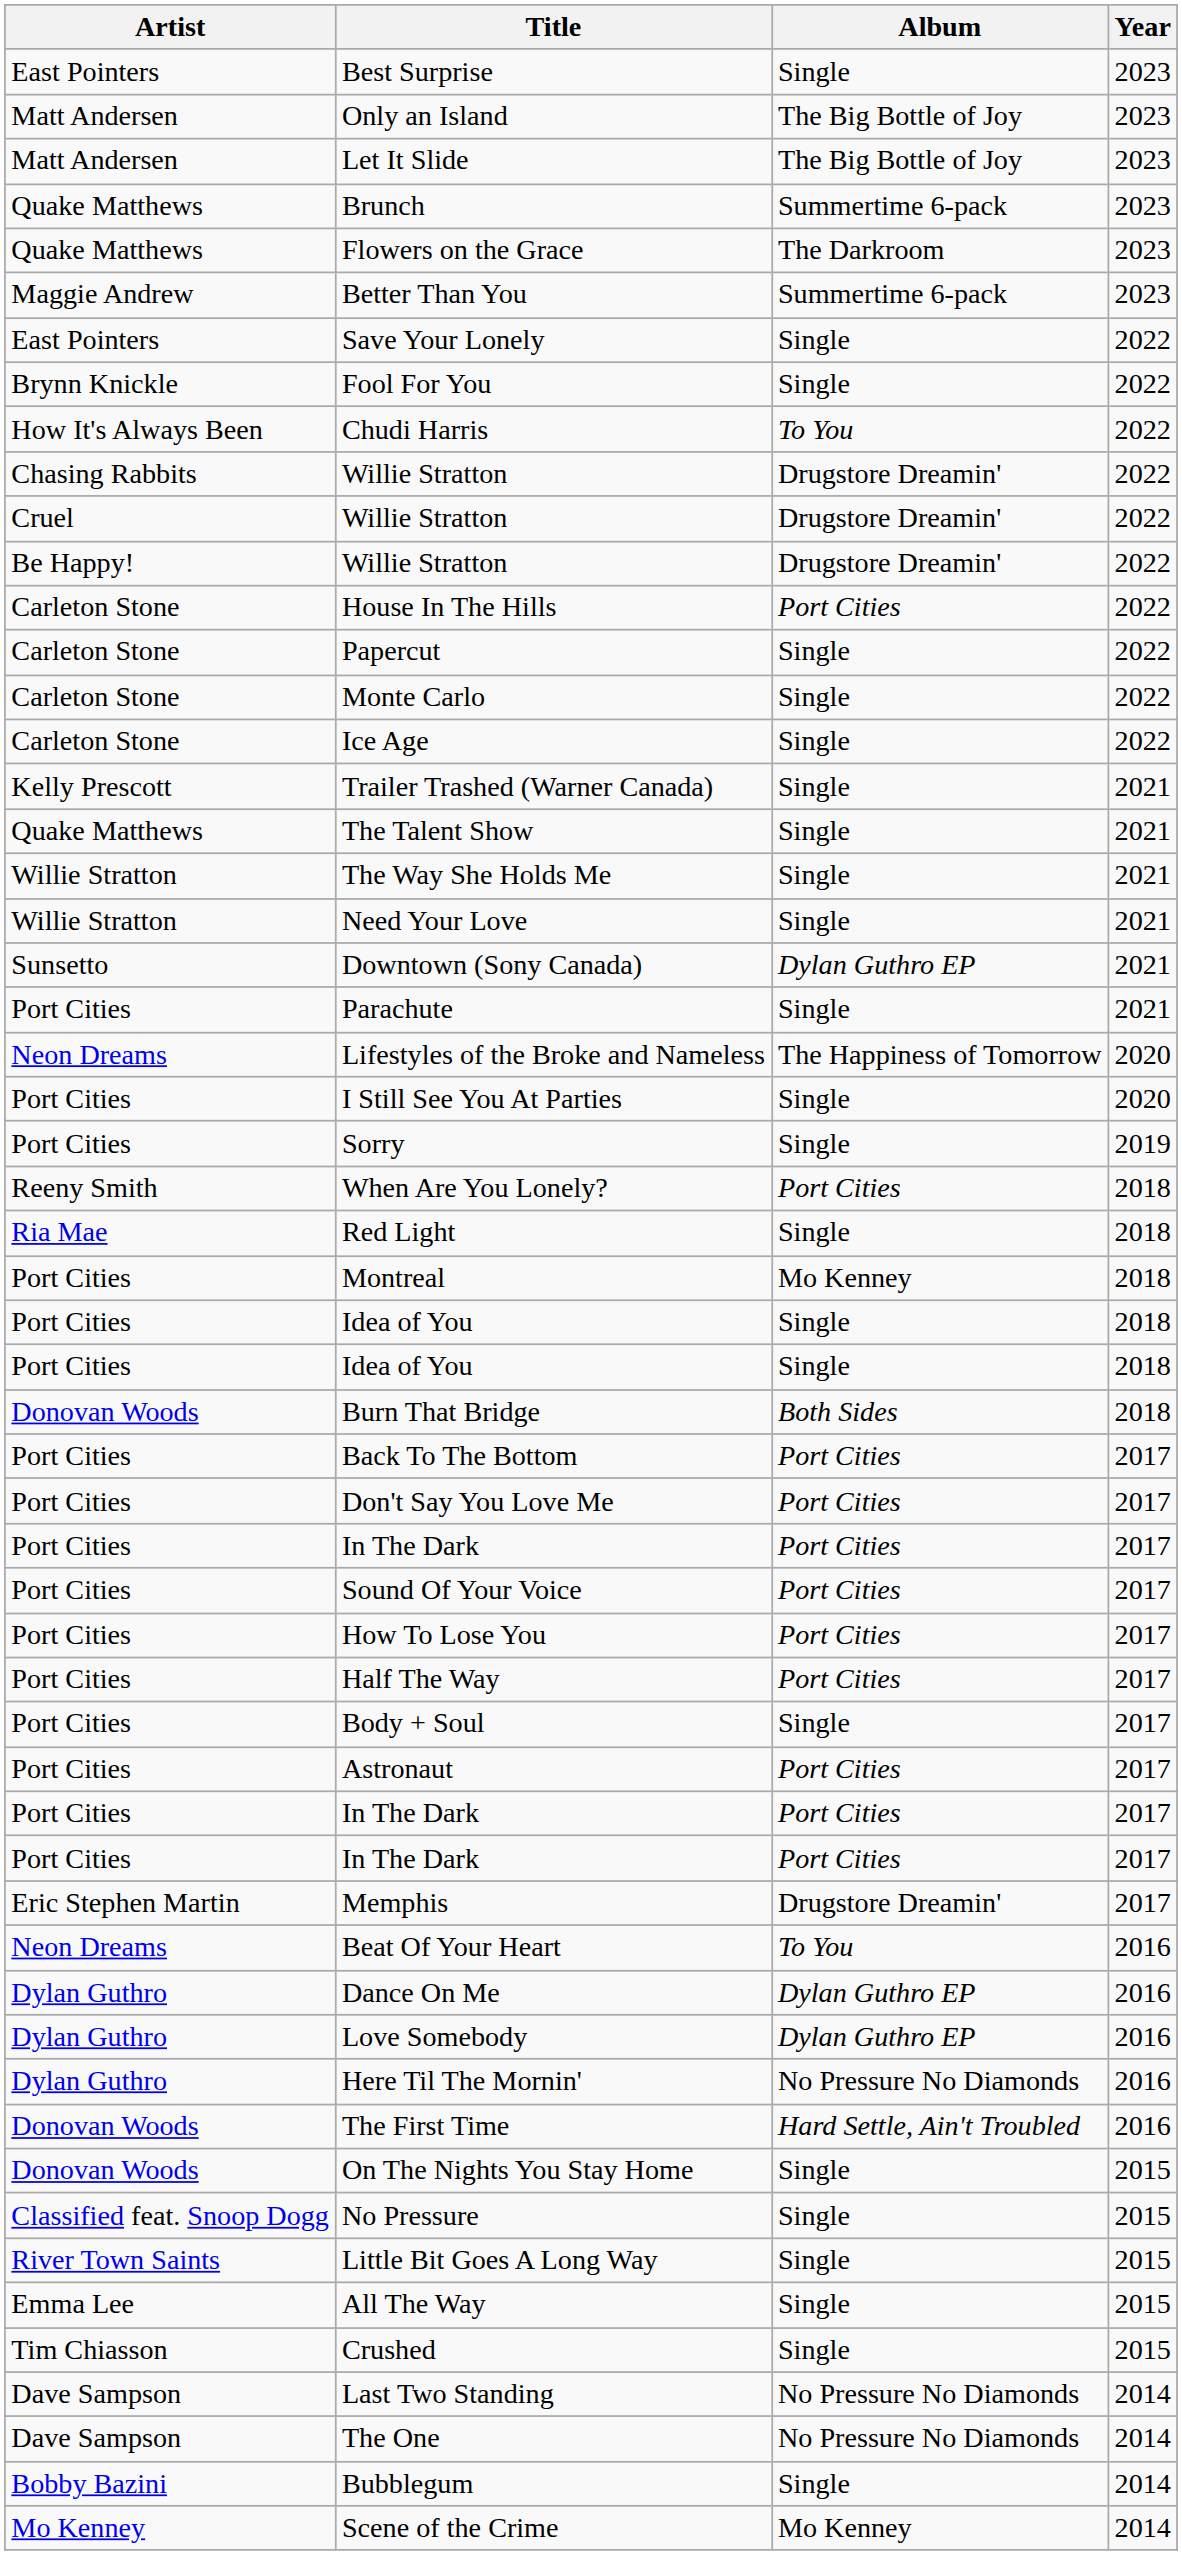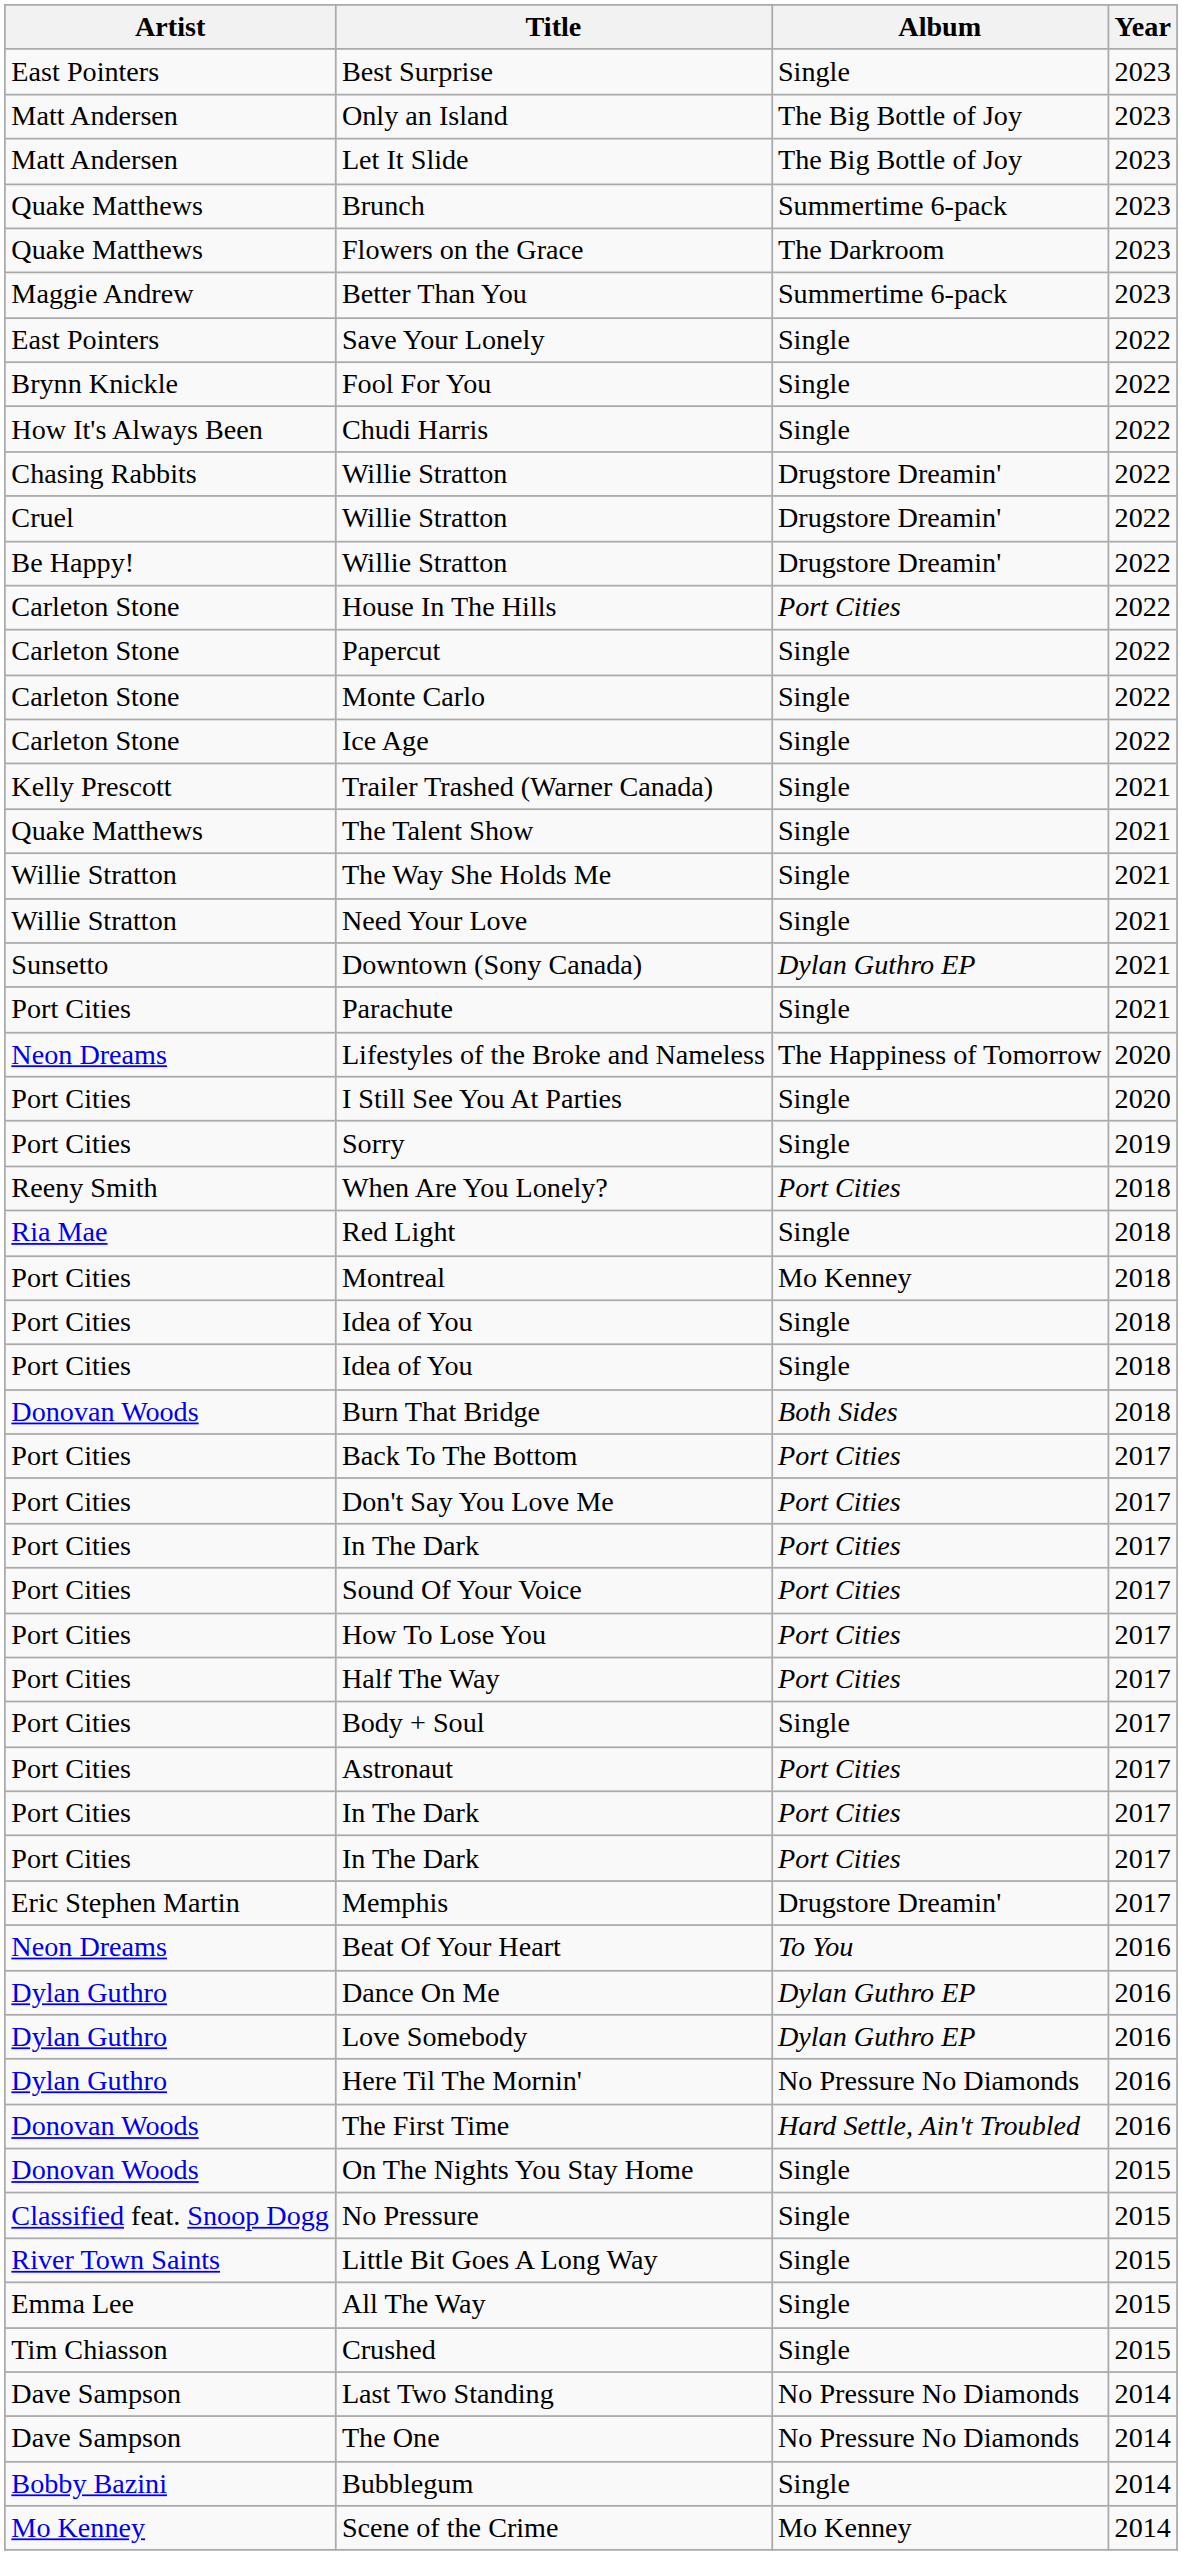(816, 428) To You -> (814, 428) Single
